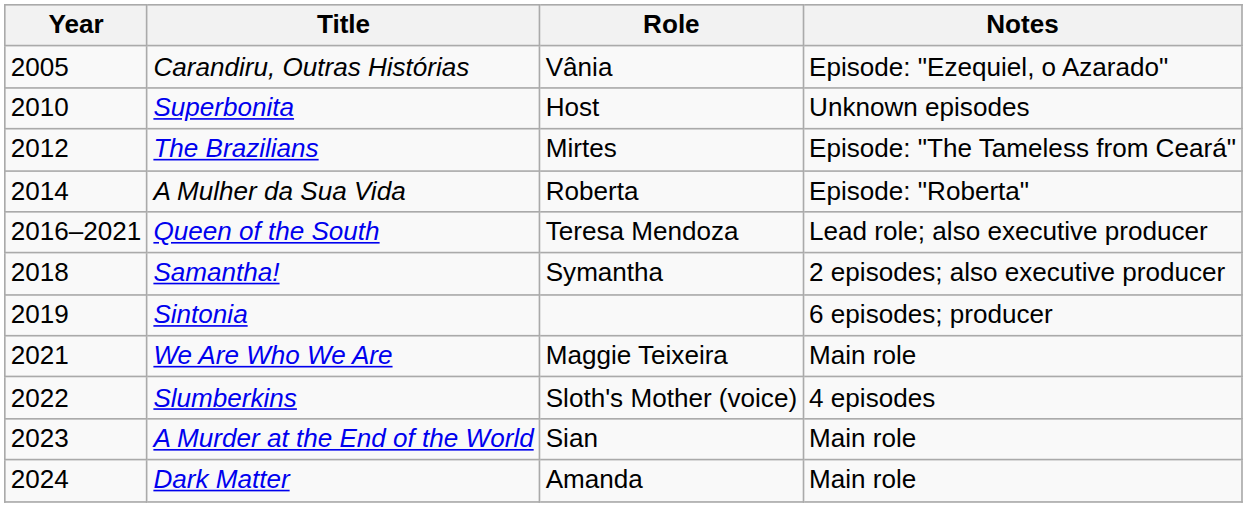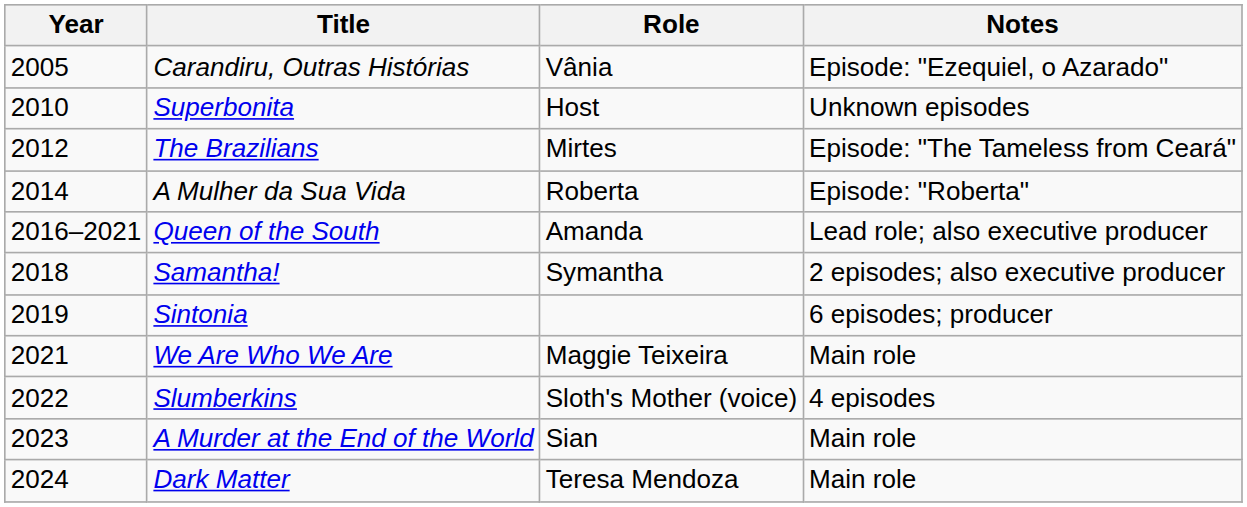(642, 231) Teresa Mendoza -> (594, 231) Amanda
(594, 480) Amanda -> (642, 480) Teresa Mendoza
